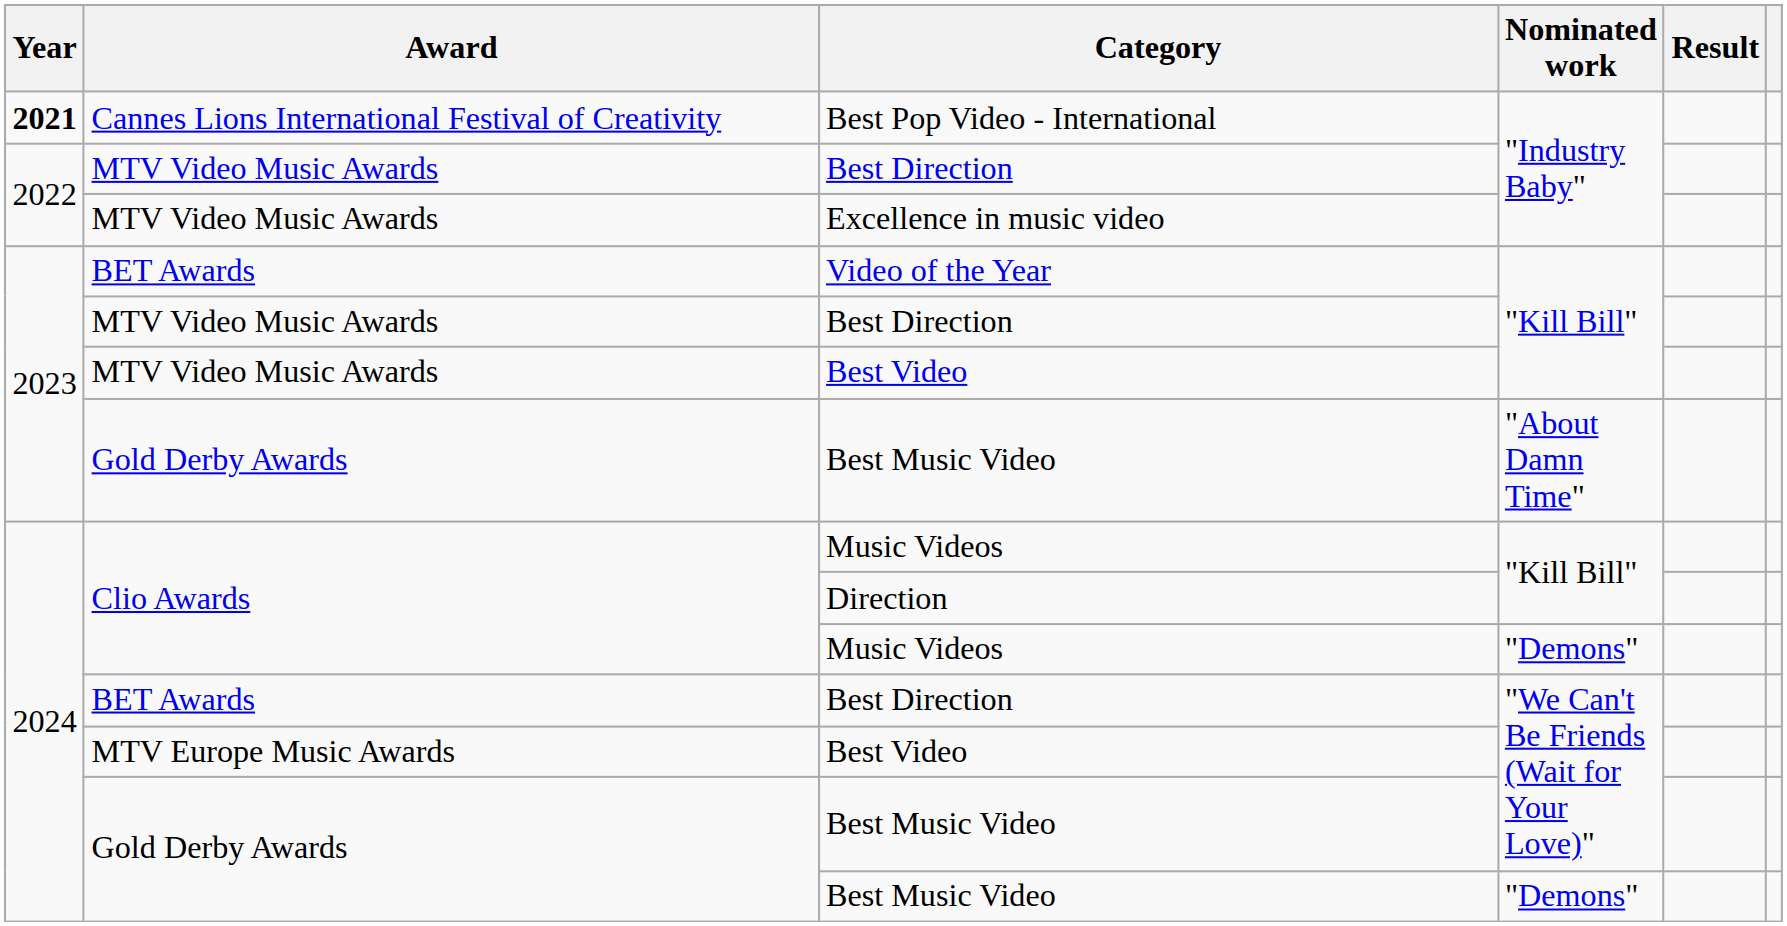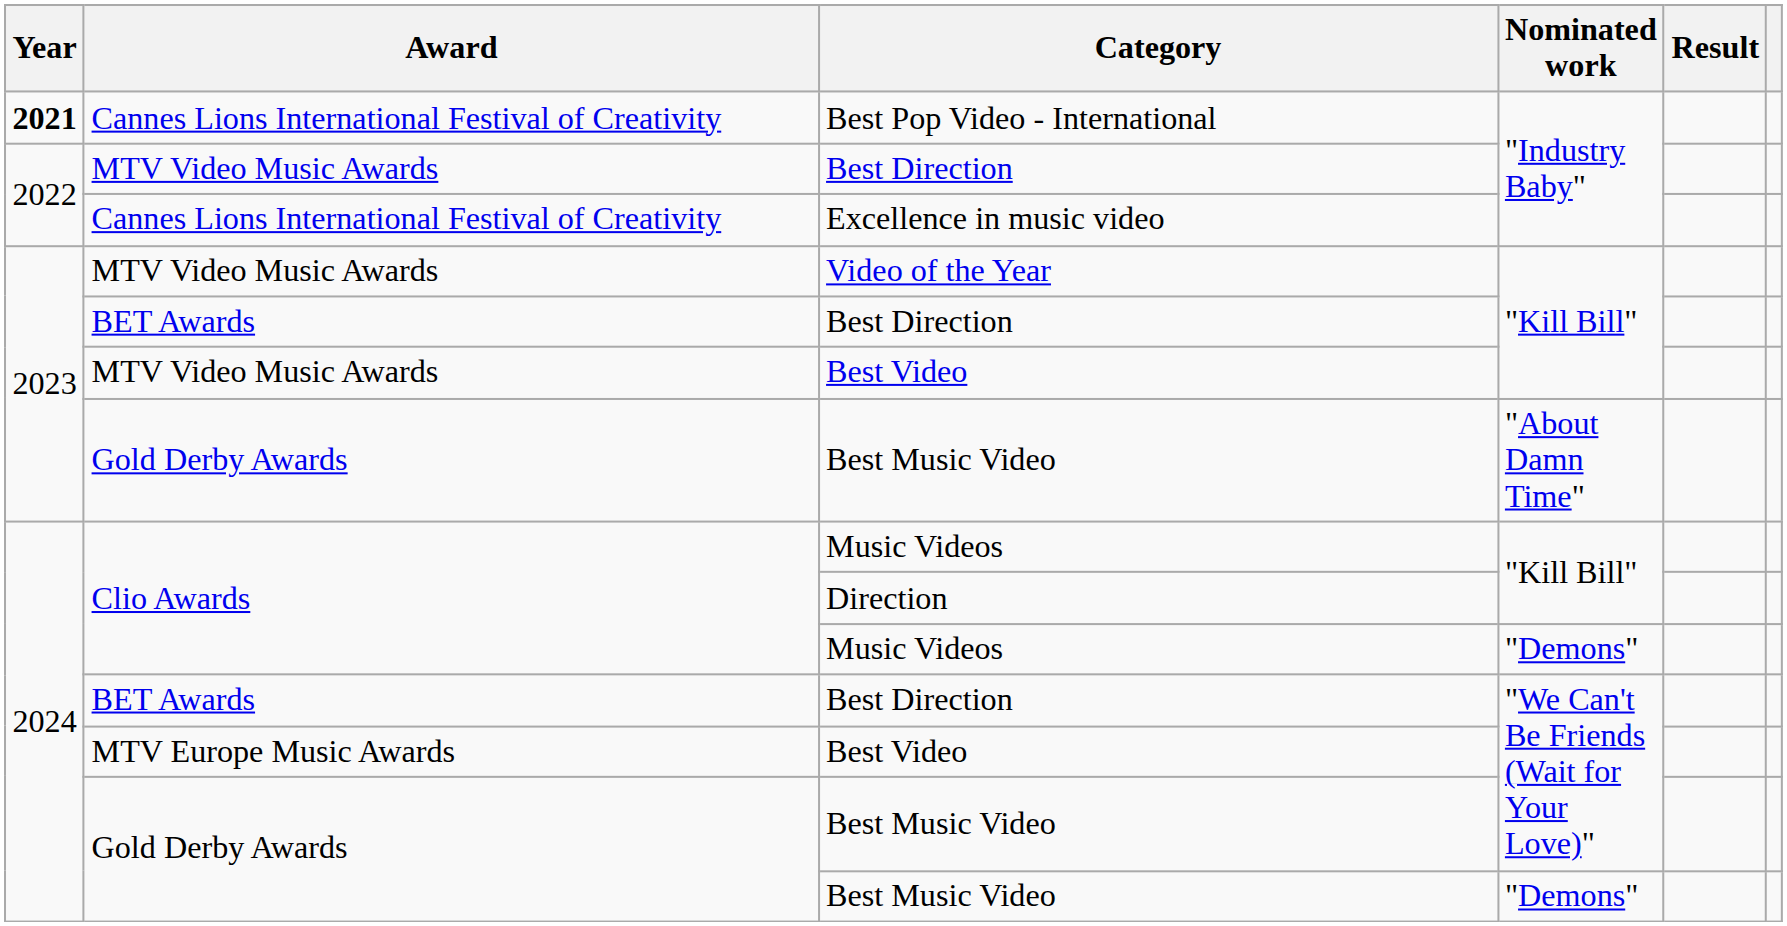(265, 219) MTV Video Music Awards -> (406, 219) Cannes Lions International Festival of Creativity
(173, 270) BET Awards -> (265, 270) MTV Video Music Awards
(265, 321) MTV Video Music Awards -> (173, 321) BET Awards
